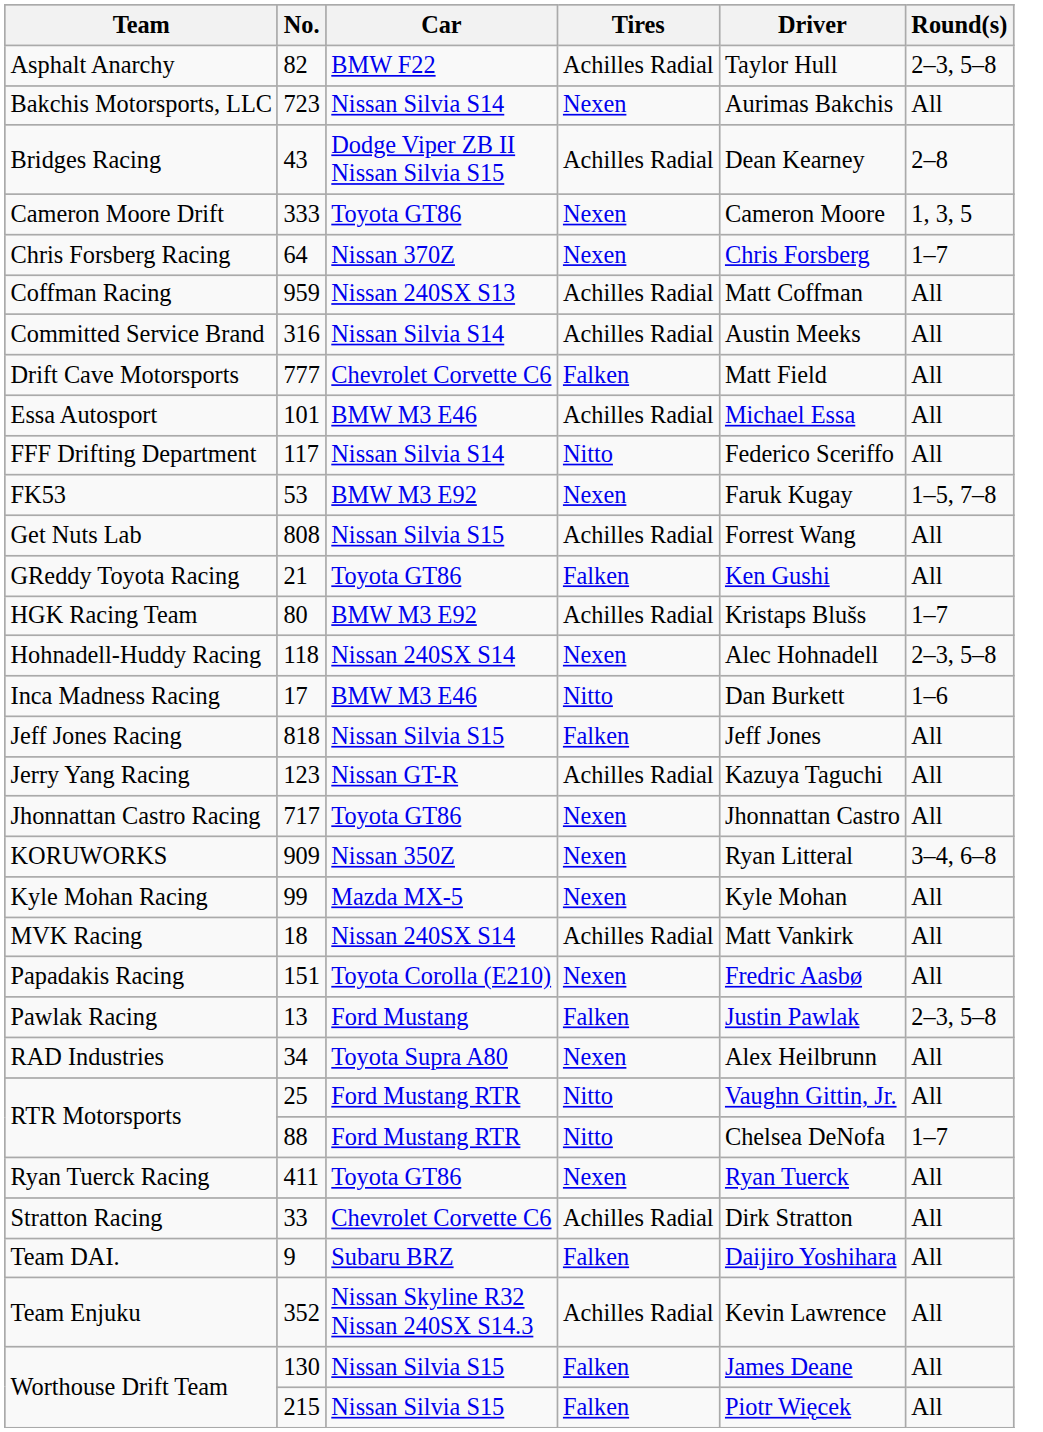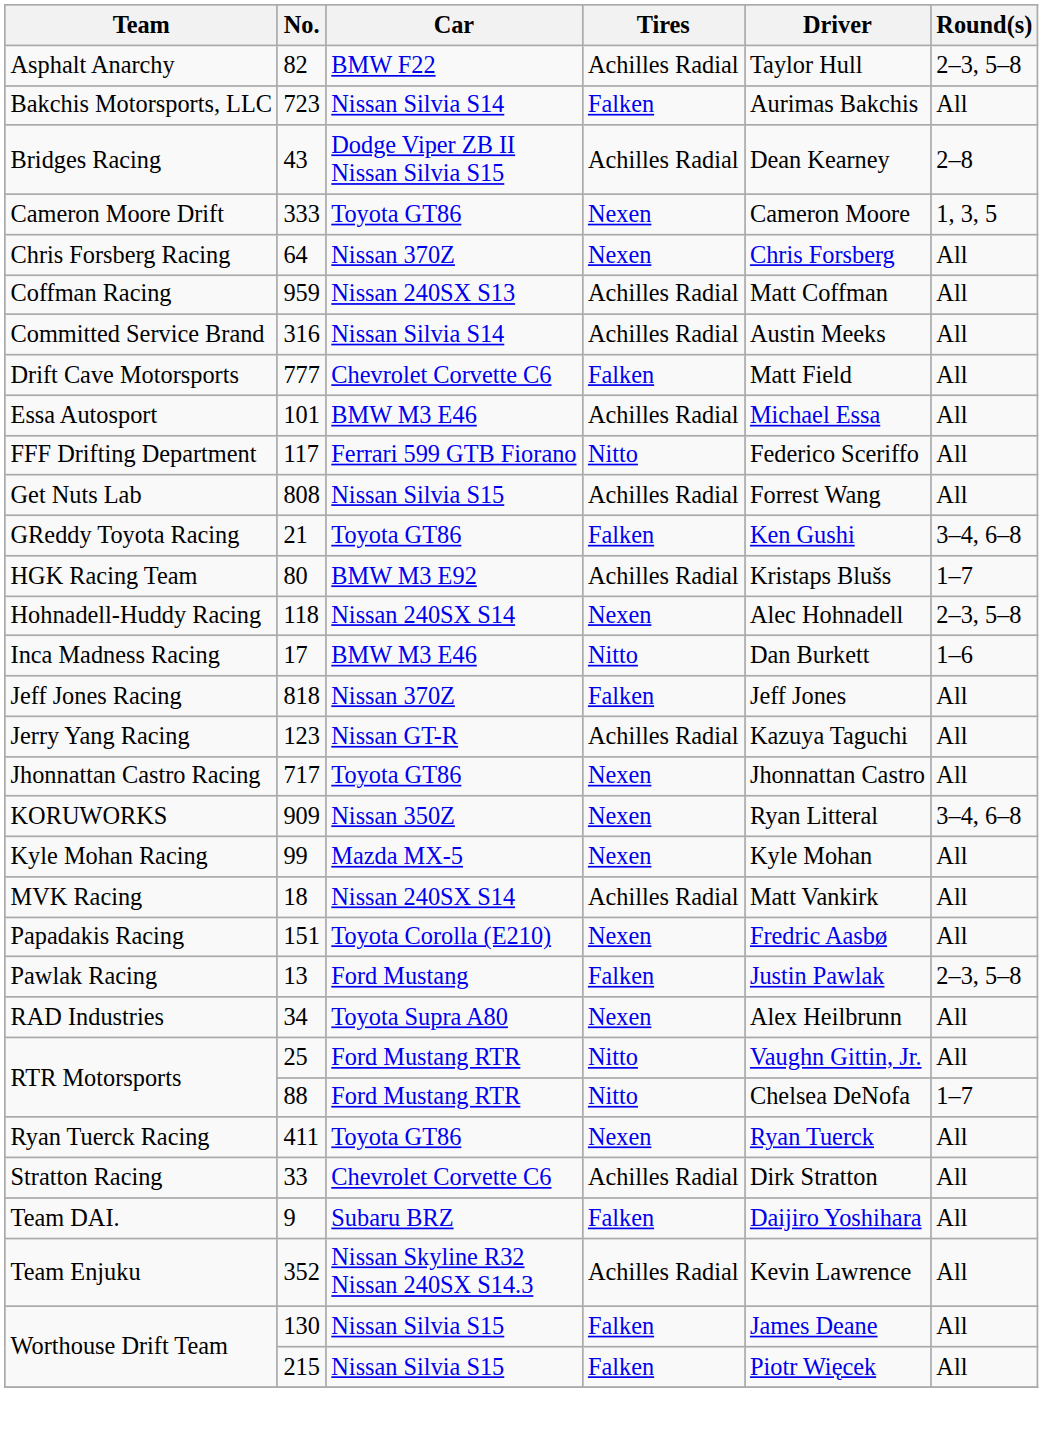(595, 105) Nexen -> (621, 105) Falken
(930, 254) 1–7 -> (952, 254) All
(418, 455) Nissan Silvia S14 -> (454, 455) Ferrari 599 GTB Fiorano
- row: (38, 495)
(927, 575) All -> (979, 535) 3–4, 6–8
(418, 736) Nissan Silvia S15 -> (393, 695) Nissan 370Z
